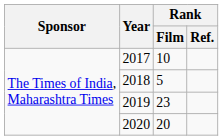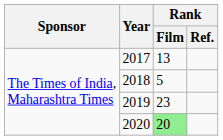(163, 59) 10 -> (163, 59) 13
(163, 124) no background -> (163, 124) lightgreen background
